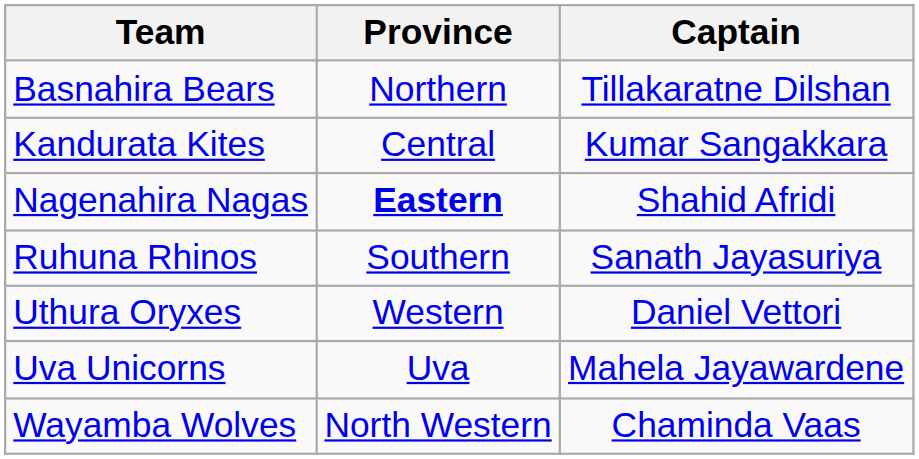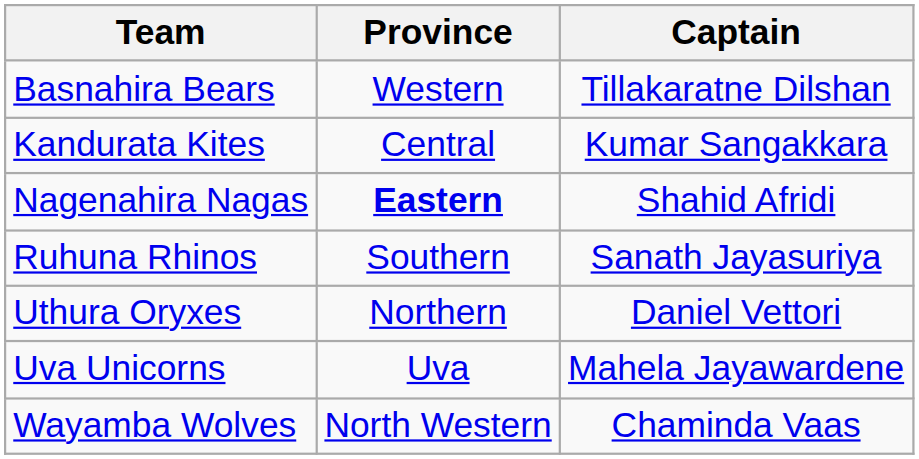(438, 88) Northern -> (438, 88) Western
(438, 312) Western -> (438, 312) Northern
